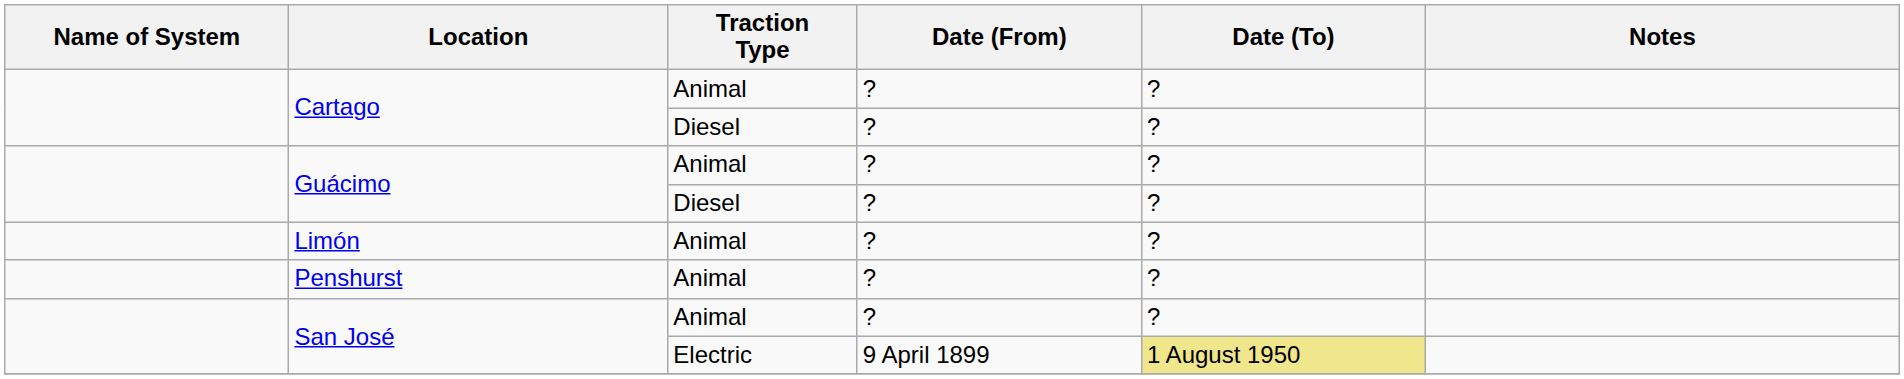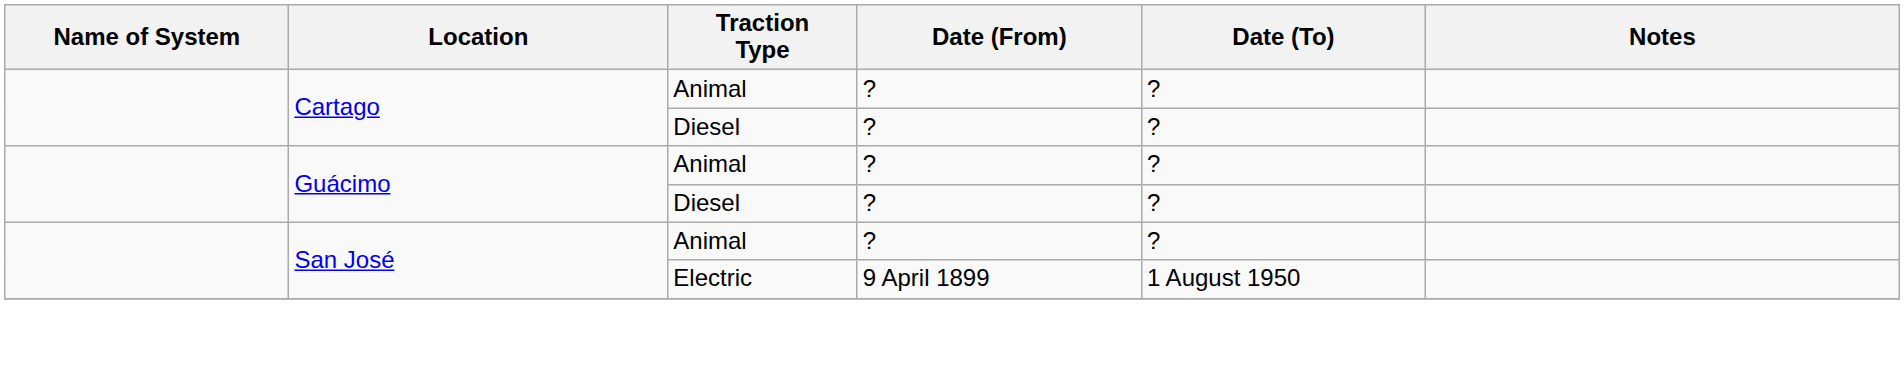- row: (327, 240)
- row: (348, 278)
(1224, 355) khaki background -> (1224, 278) no background
